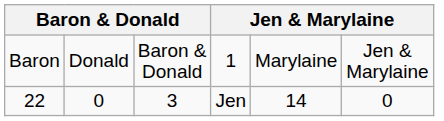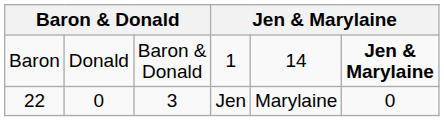(296, 61) Marylaine -> (296, 61) 14
(387, 61) normal -> (390, 61) bold
(296, 101) 14 -> (296, 101) Marylaine
